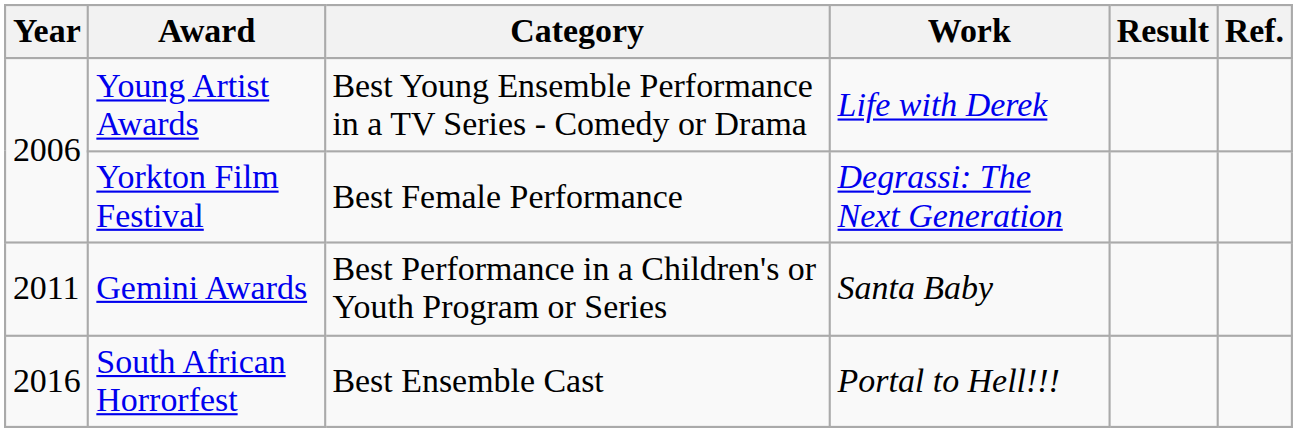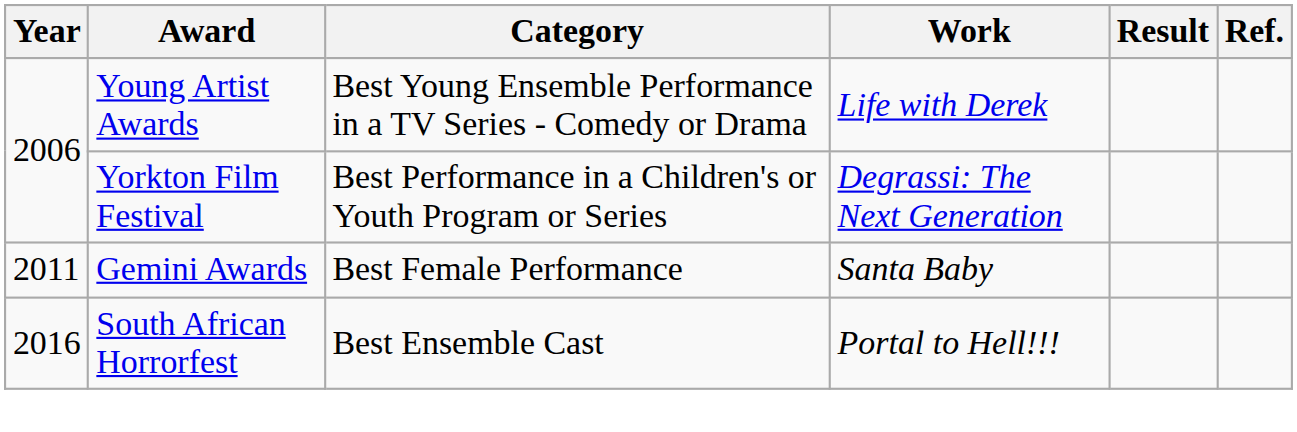(508, 196) Best Female Performance -> (574, 196) Best Performance in a Children's or Youth Program or Series
(574, 288) Best Performance in a Children's or Youth Program or Series -> (508, 269) Best Female Performance
